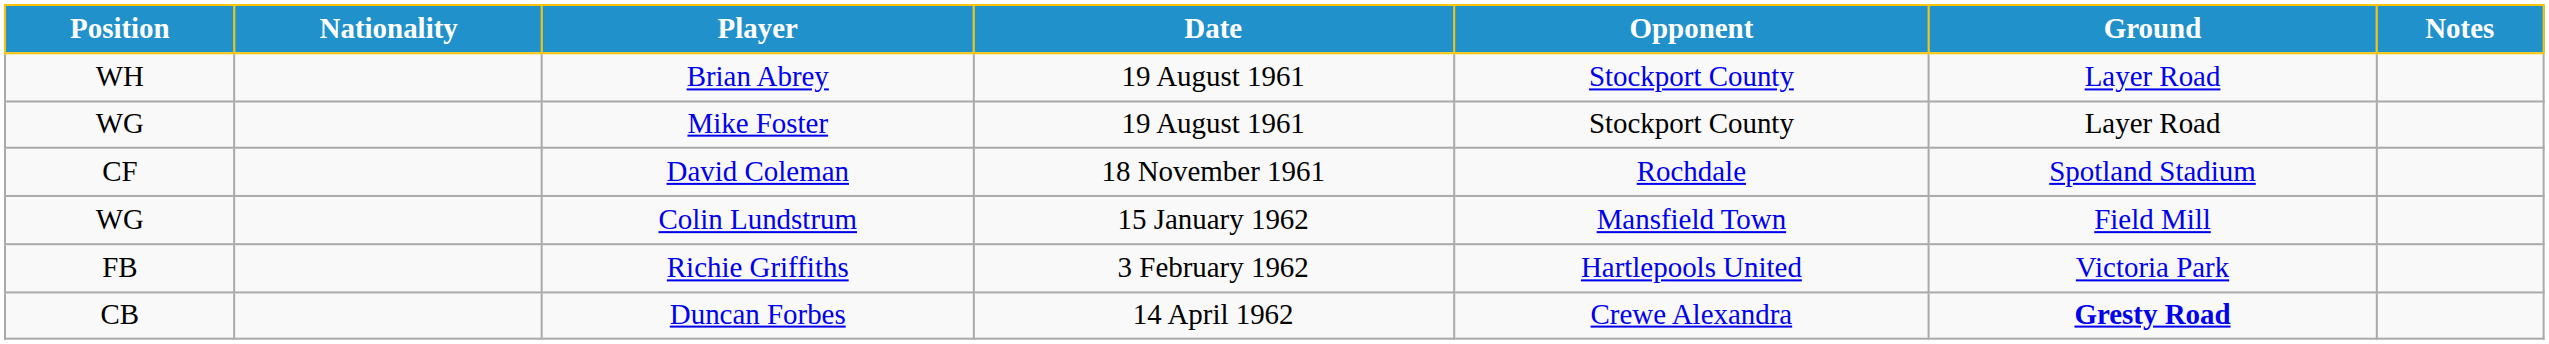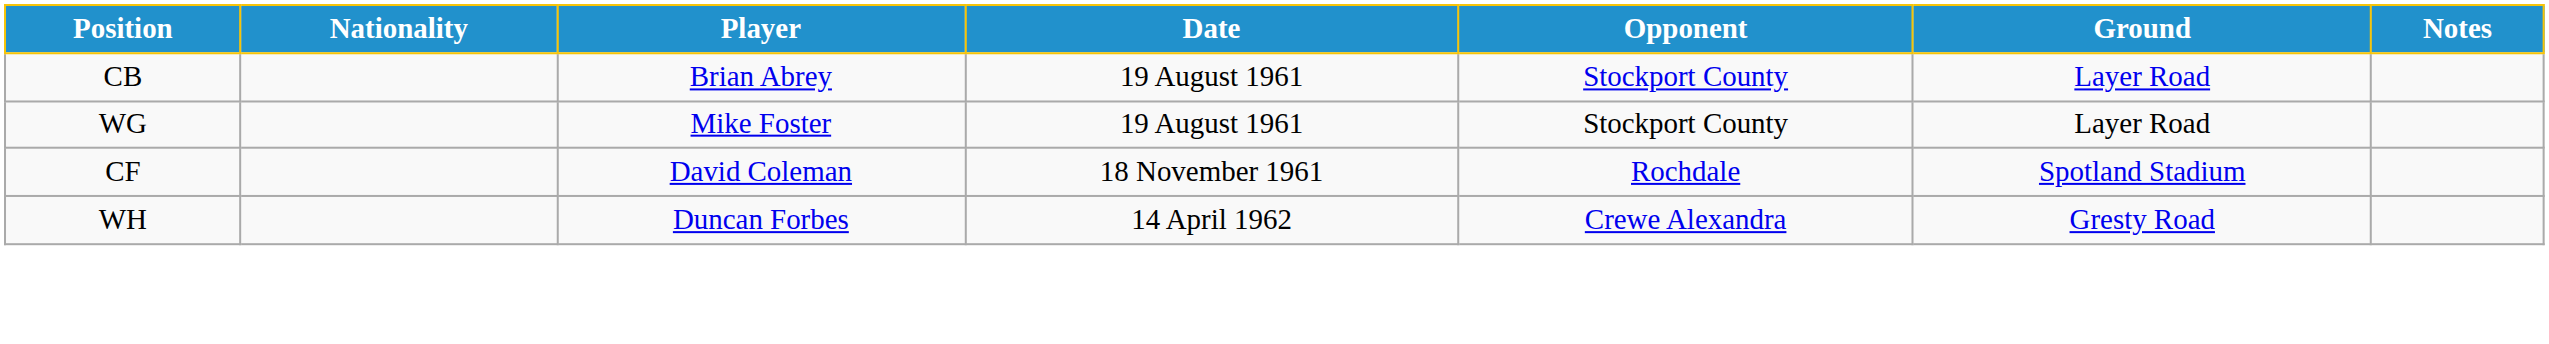(120, 76) WH -> (123, 76) CB
- row: (758, 219)
- row: (758, 267)
(120, 315) CB -> (123, 219) WH
(2153, 315) bold -> (2142, 219) normal
